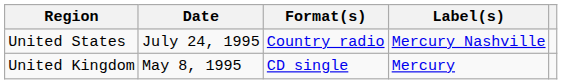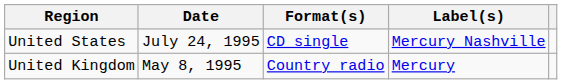(326, 41) Country radio -> (308, 41) CD single
(308, 66) CD single -> (326, 66) Country radio
